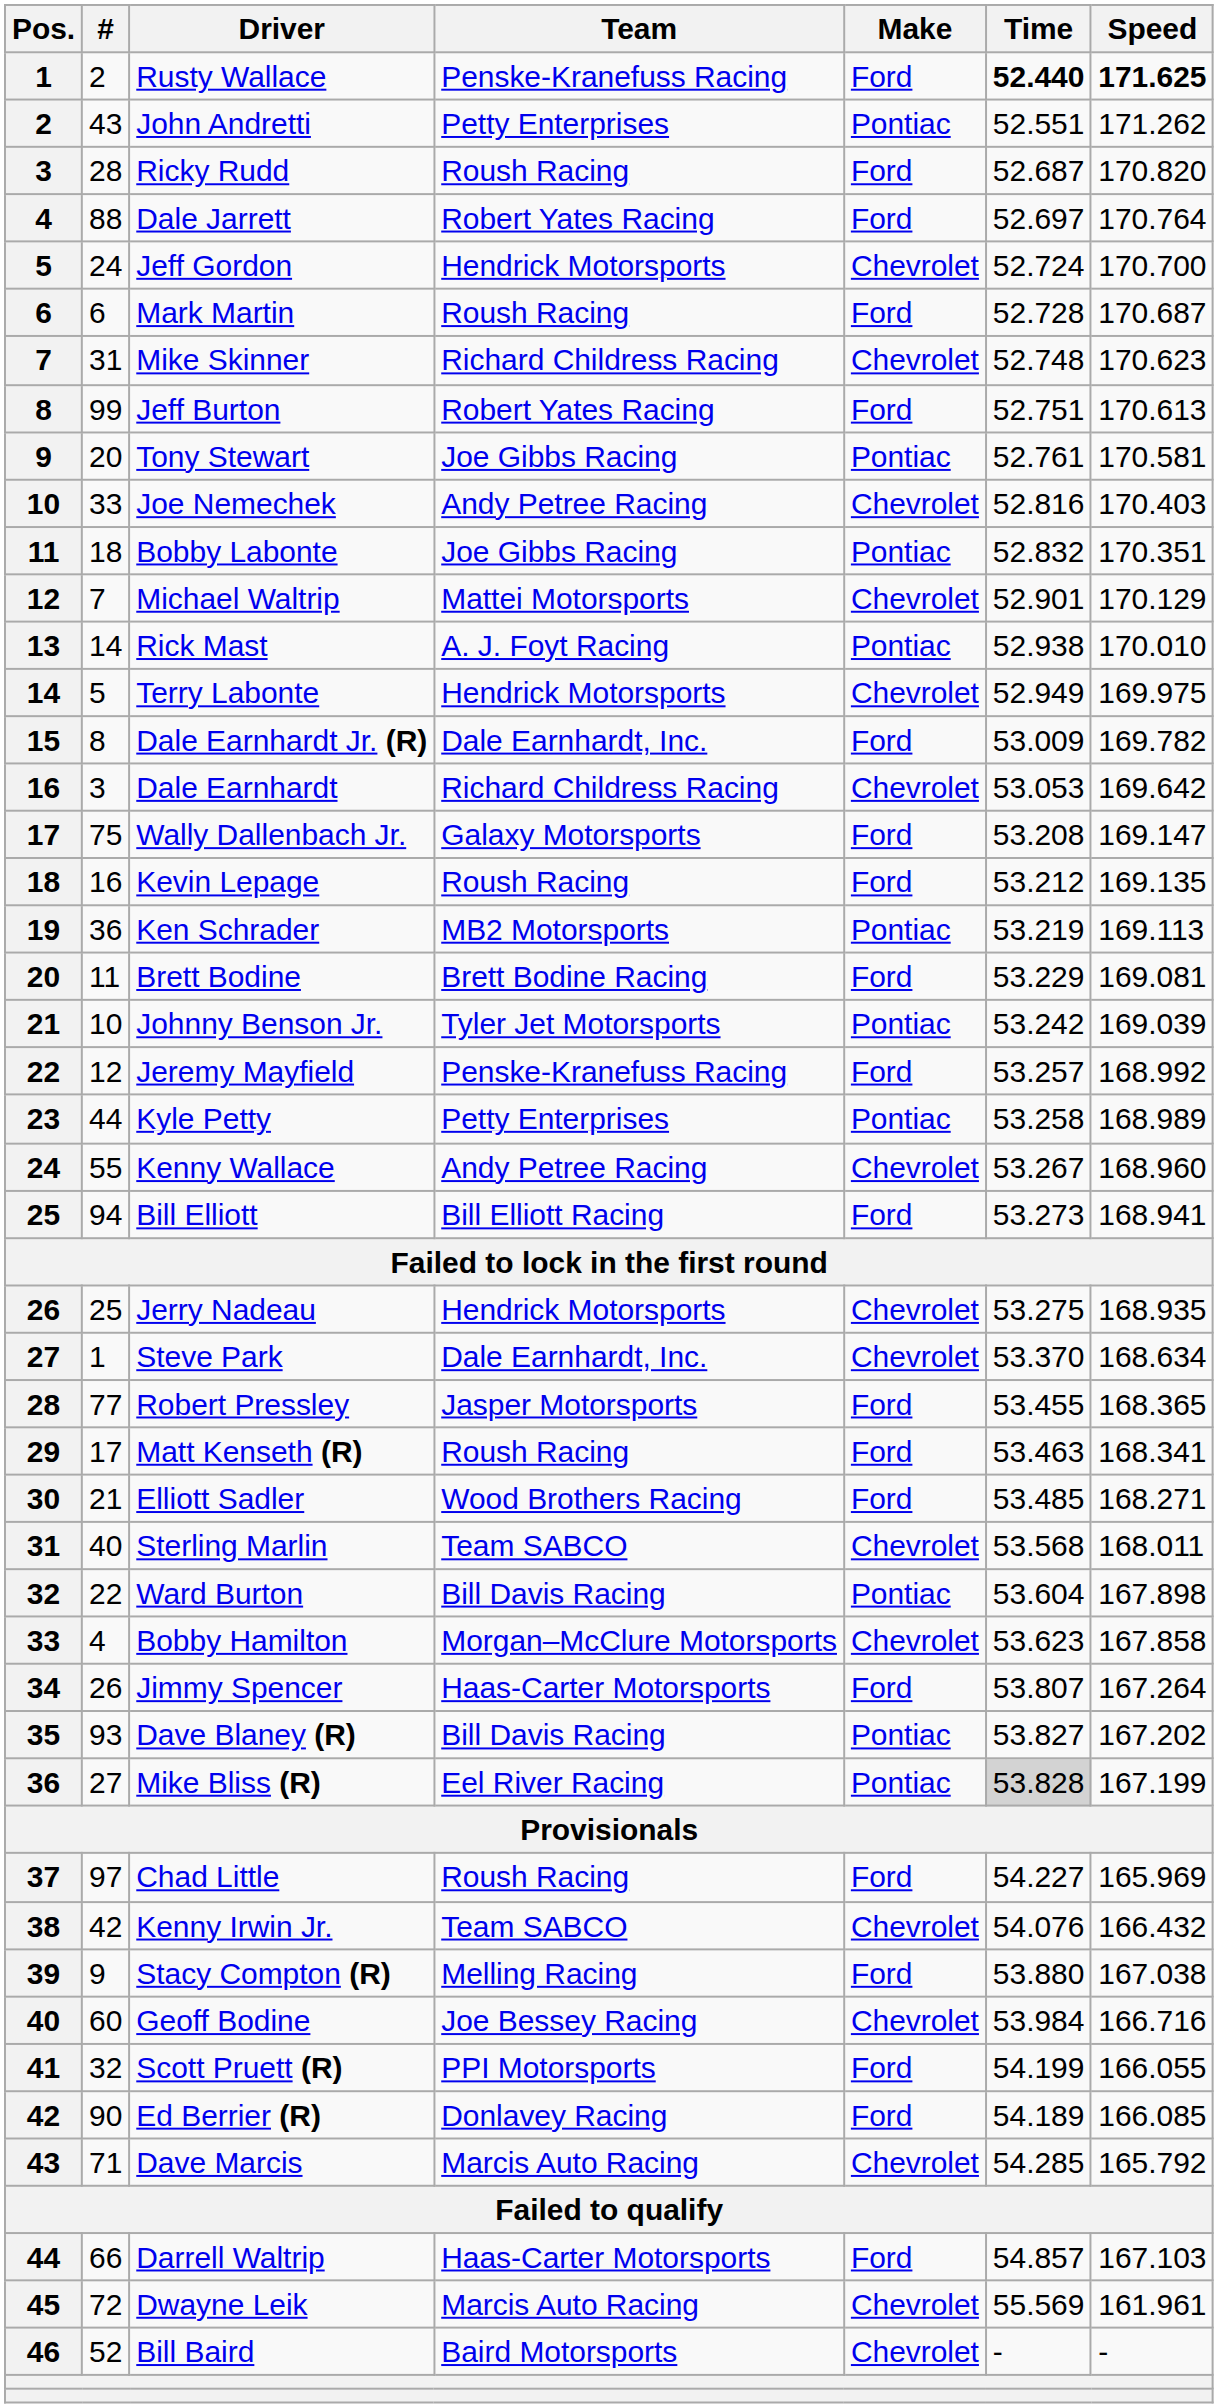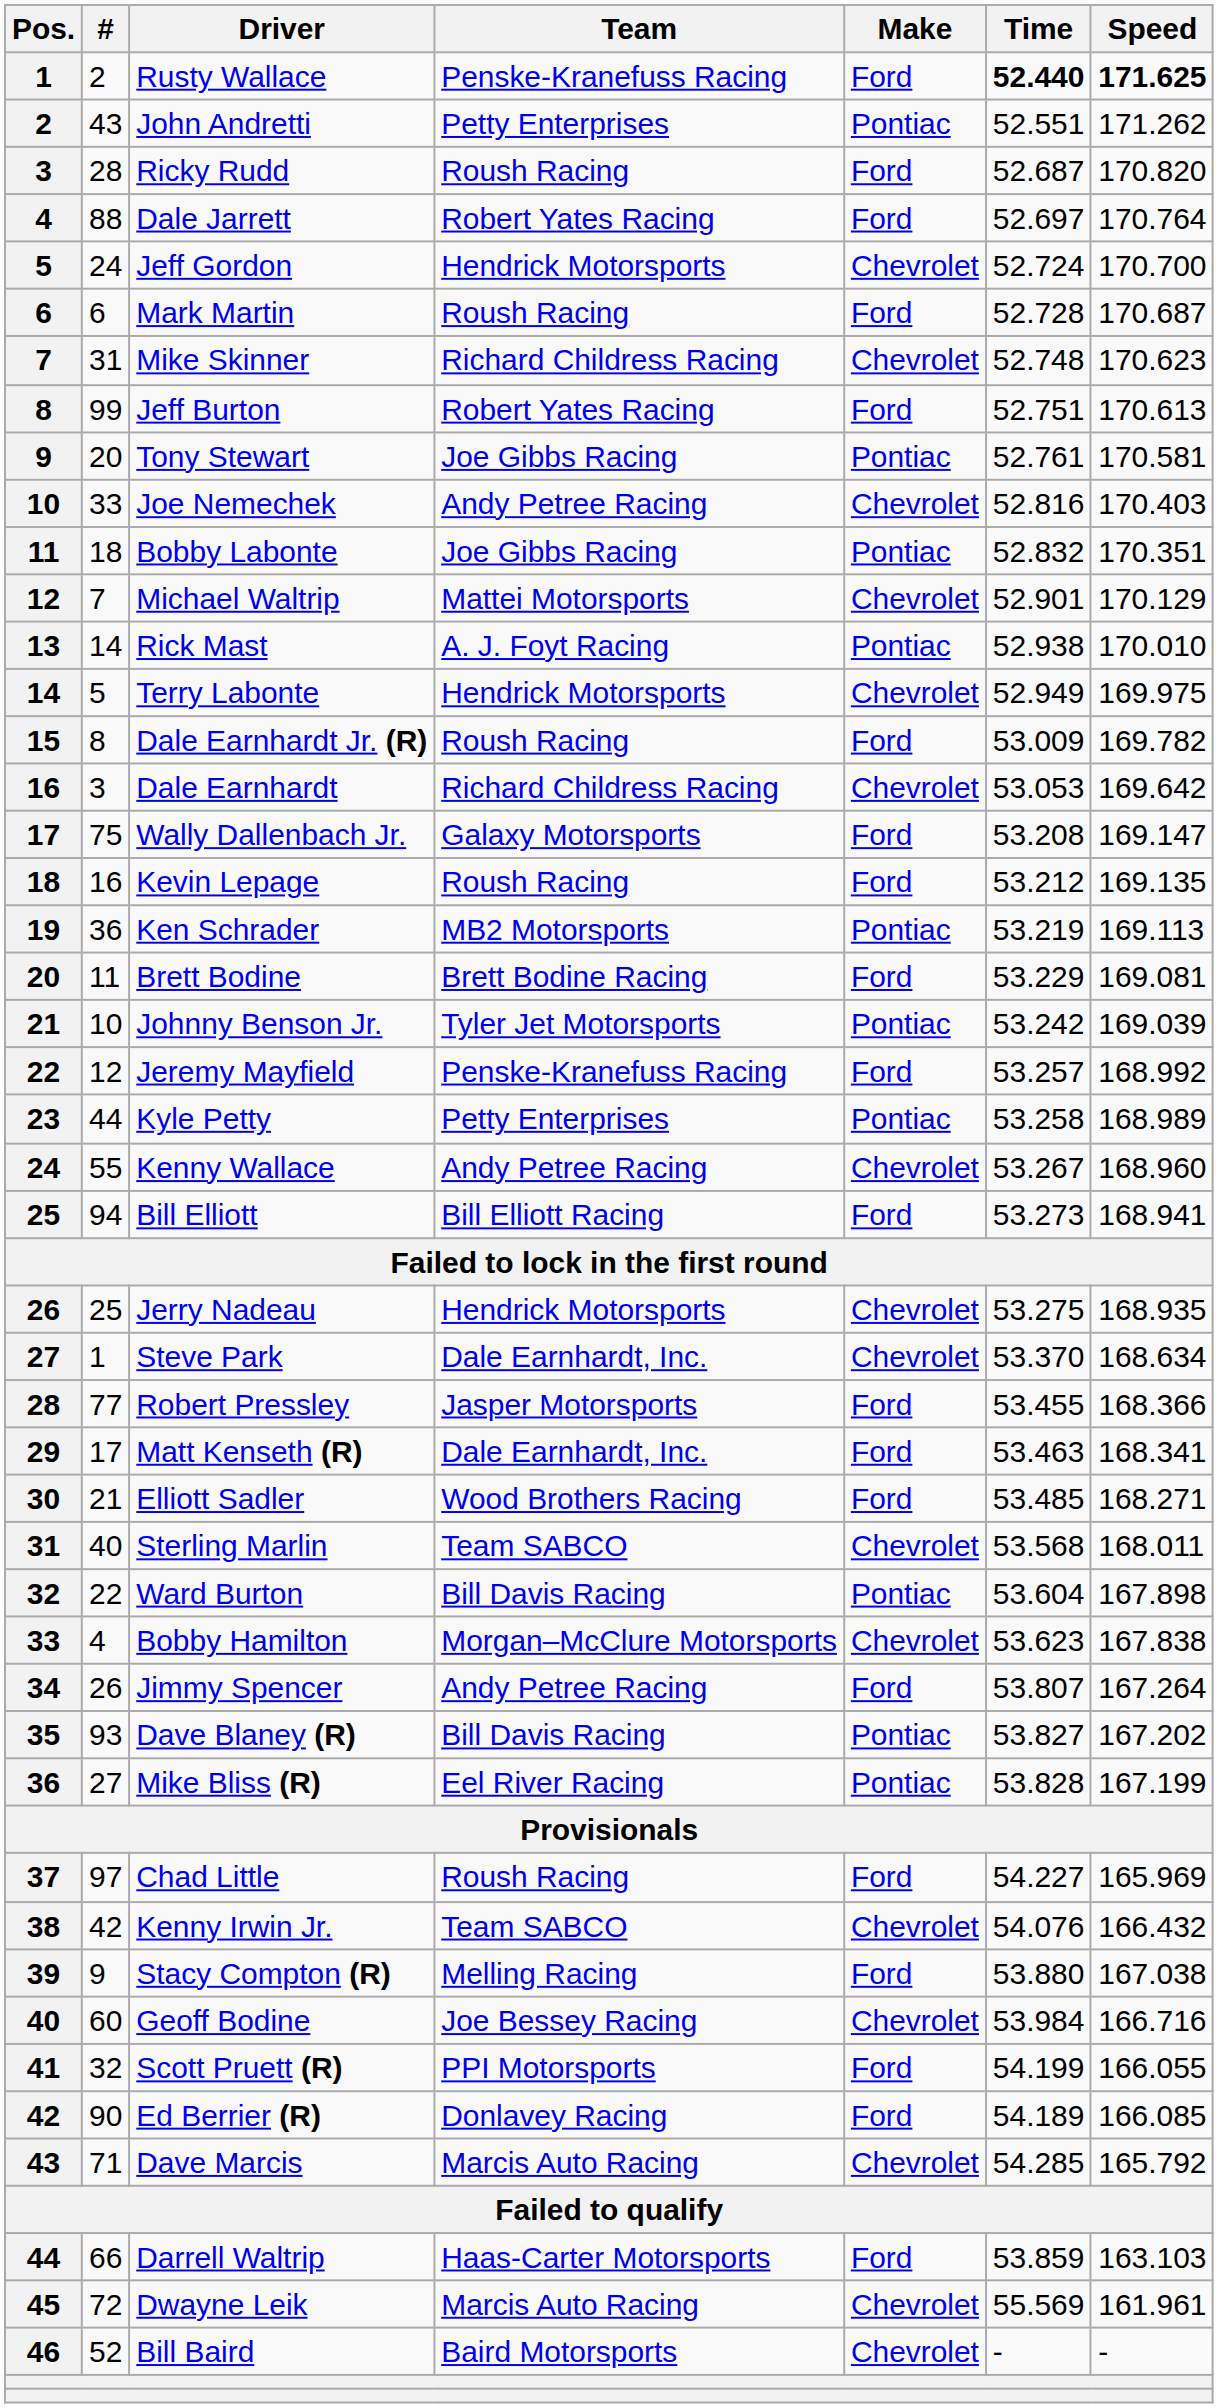(574, 740) Dale Earnhardt, Inc. -> (535, 740) Roush Racing
(1152, 1404) 168.365 -> (1152, 1404) 168.366
(535, 1451) Roush Racing -> (574, 1451) Dale Earnhardt, Inc.
(1152, 1641) 167.858 -> (1152, 1641) 167.838
(606, 1688) Haas-Carter Motorsports -> (574, 1688) Andy Petree Racing
(1039, 1783) lightgrey background -> (1039, 1783) no background
(1039, 2257) 54.857 -> (1039, 2257) 53.859
(1152, 2257) 167.103 -> (1152, 2257) 163.103
